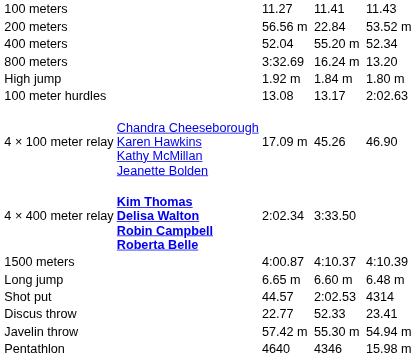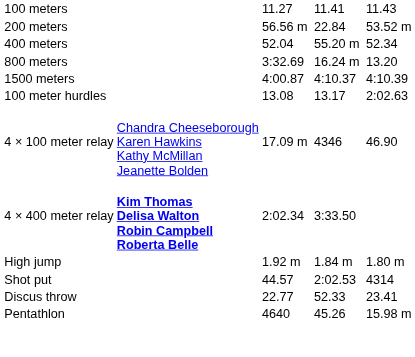rows swapped: (40, 262) <-> (33, 79)
(330, 142) 45.26 -> (328, 142) 4346
- row: (34, 279)
- row: (41, 331)
(328, 349) 4346 -> (330, 314) 45.26
